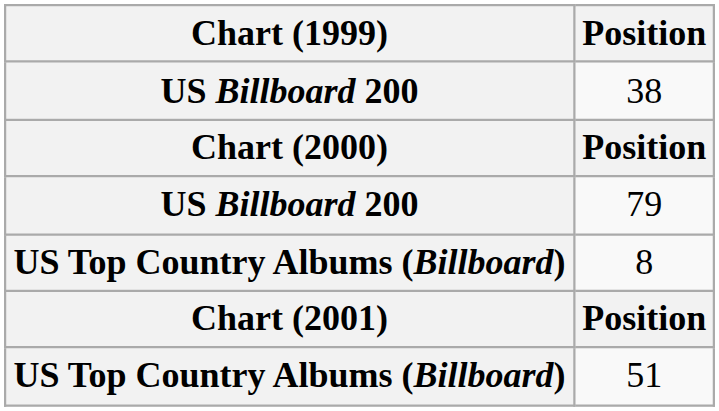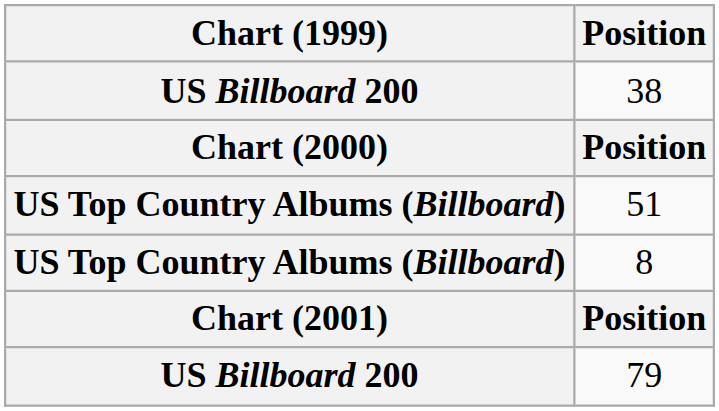rows swapped: (644, 204) <-> (644, 375)
